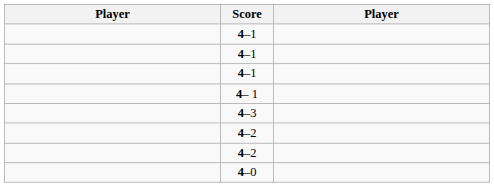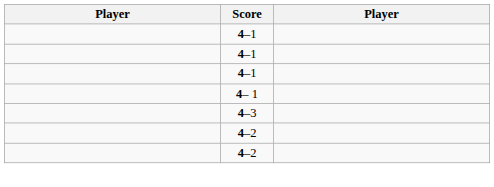- row: (113, 173)
